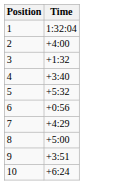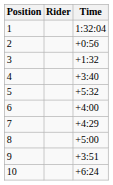+ column: (58, 12)
(58, 44) +4:00 -> (87, 44) +0:56
(58, 108) +0:56 -> (87, 108) +4:00
